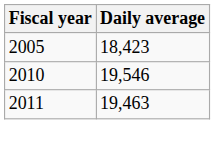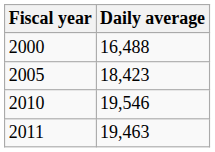+ row: (27, 47)
